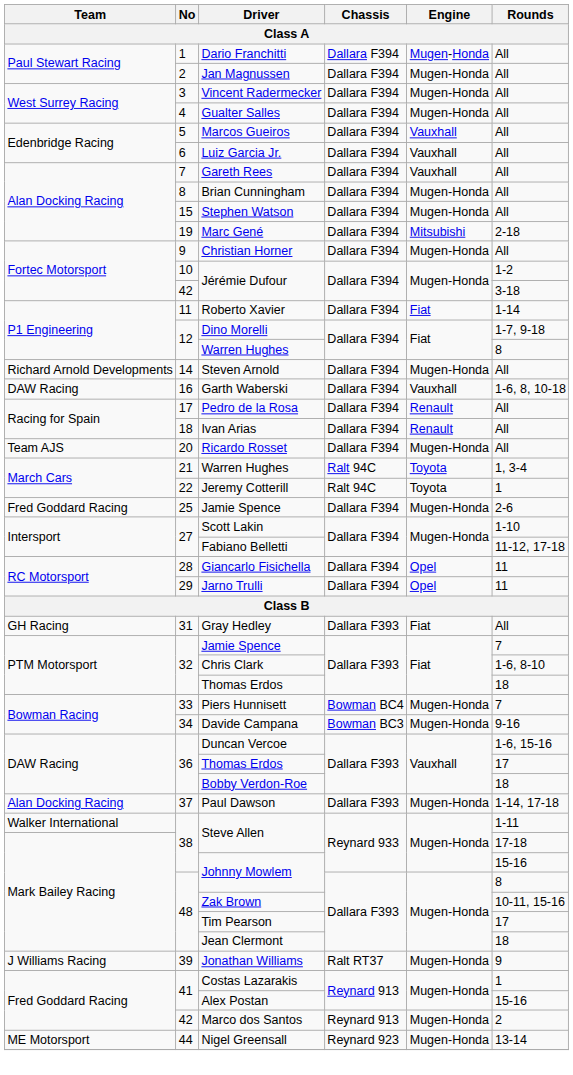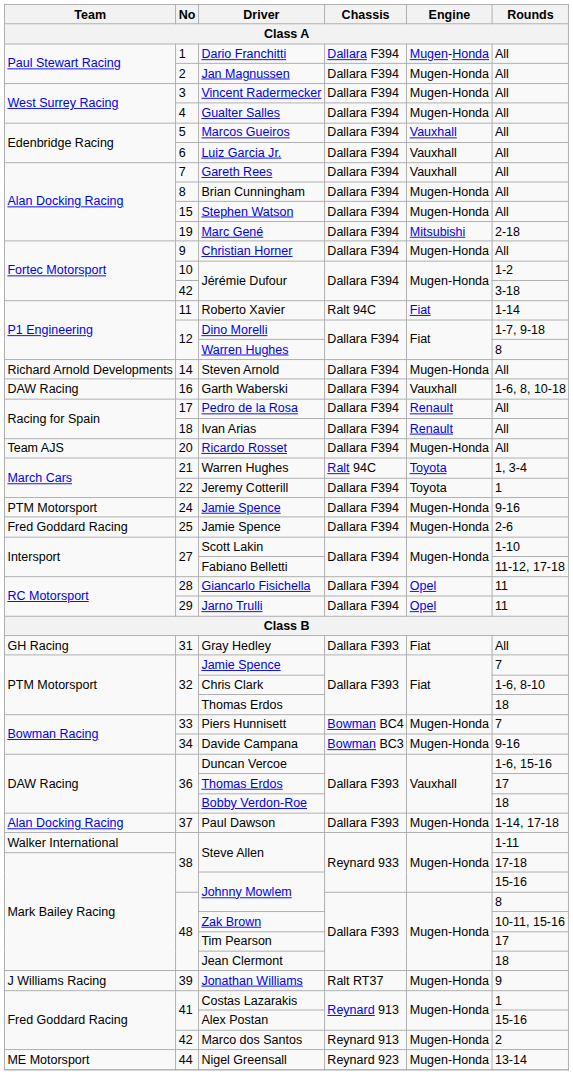(363, 310) Dallara F394 -> (352, 310) Ralt 94C
(352, 487) Ralt 94C -> (363, 487) Dallara F394
+ row: (186, 507)
